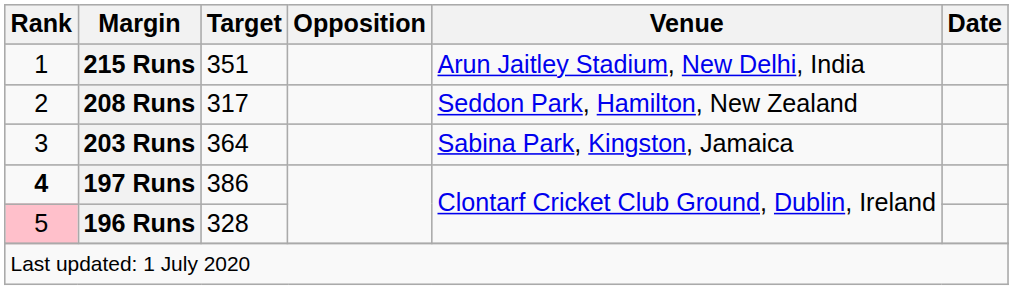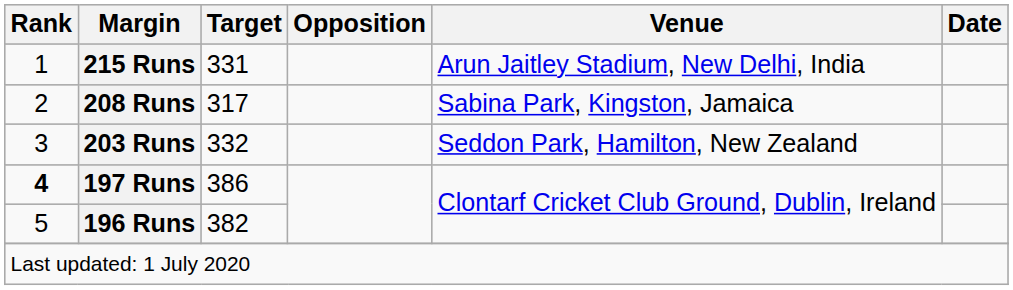(228, 64) 351 -> (228, 64) 331
(648, 104) Seddon Park, Hamilton, New Zealand -> (616, 104) Sabina Park, Kingston, Jamaica
(228, 143) 364 -> (228, 143) 332
(616, 143) Sabina Park, Kingston, Jamaica -> (648, 143) Seddon Park, Hamilton, New Zealand
(41, 223) pink background -> (41, 223) no background
(228, 223) 328 -> (228, 223) 382
